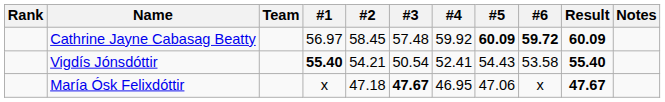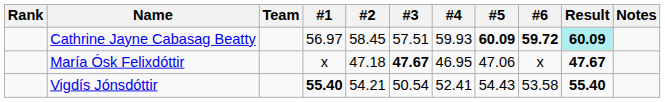(411, 39) 57.48 -> (411, 39) 57.51
(454, 39) 59.92 -> (454, 39) 59.93
(587, 39) no background -> (587, 39) paleturquoise background
rows swapped: (104, 62) <-> (117, 85)
